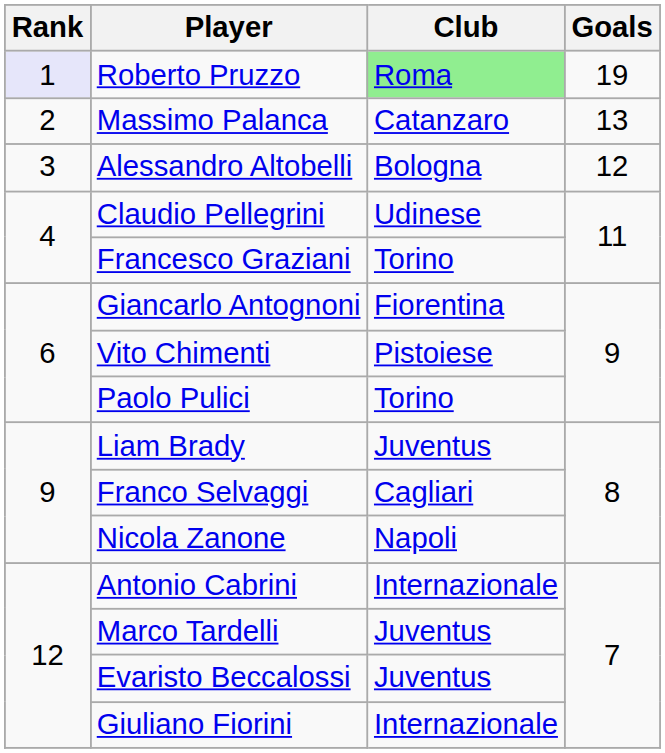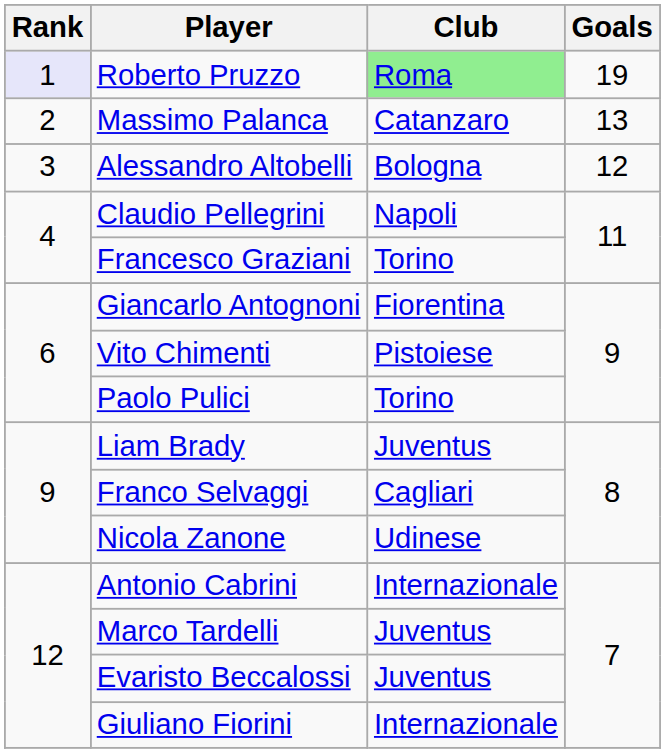(428, 213) Udinese -> (415, 213) Napoli
(415, 538) Napoli -> (428, 538) Udinese
